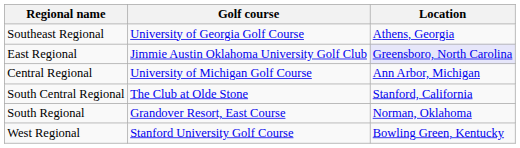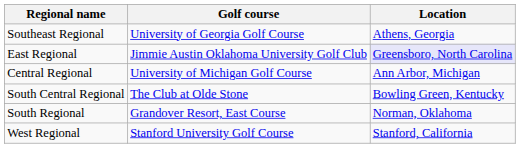(423, 93) Stanford, California -> (438, 93) Bowling Green, Kentucky
(438, 133) Bowling Green, Kentucky -> (423, 133) Stanford, California
